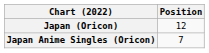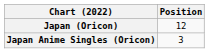(181, 40) 7 -> (181, 40) 3
